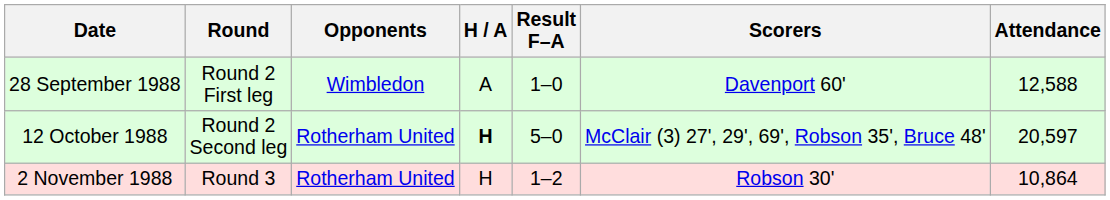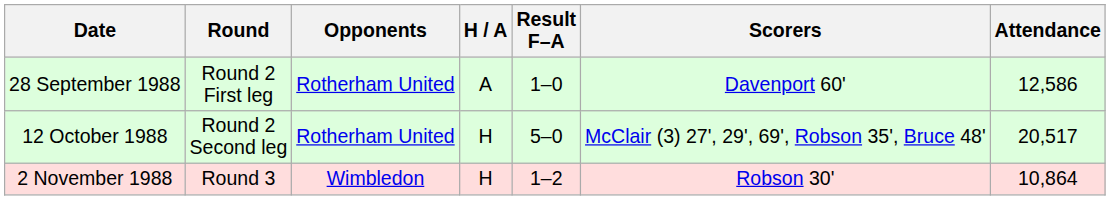(375, 83) Wimbledon -> (375, 83) Rotherham United
(1048, 83) 12,588 -> (1048, 83) 12,586
(486, 136) bold -> (486, 136) normal
(1048, 136) 20,597 -> (1048, 136) 20,517
(375, 178) Rotherham United -> (375, 178) Wimbledon
